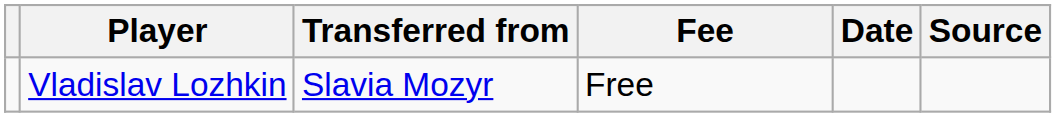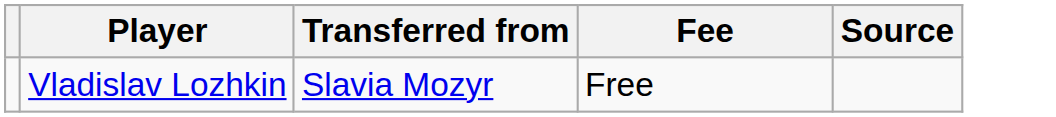- column: (877, 31)
